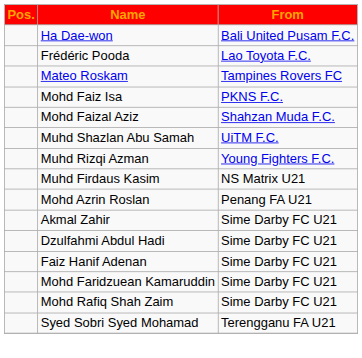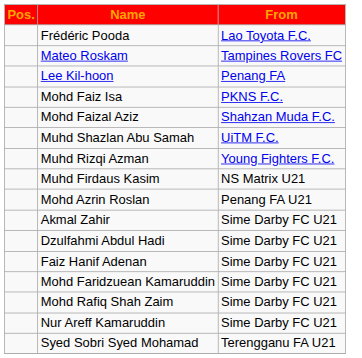- row: (77, 35)
+ row: (77, 76)
+ row: (103, 323)
